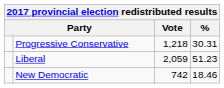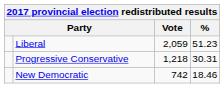rows swapped: (30, 59) <-> (72, 43)
